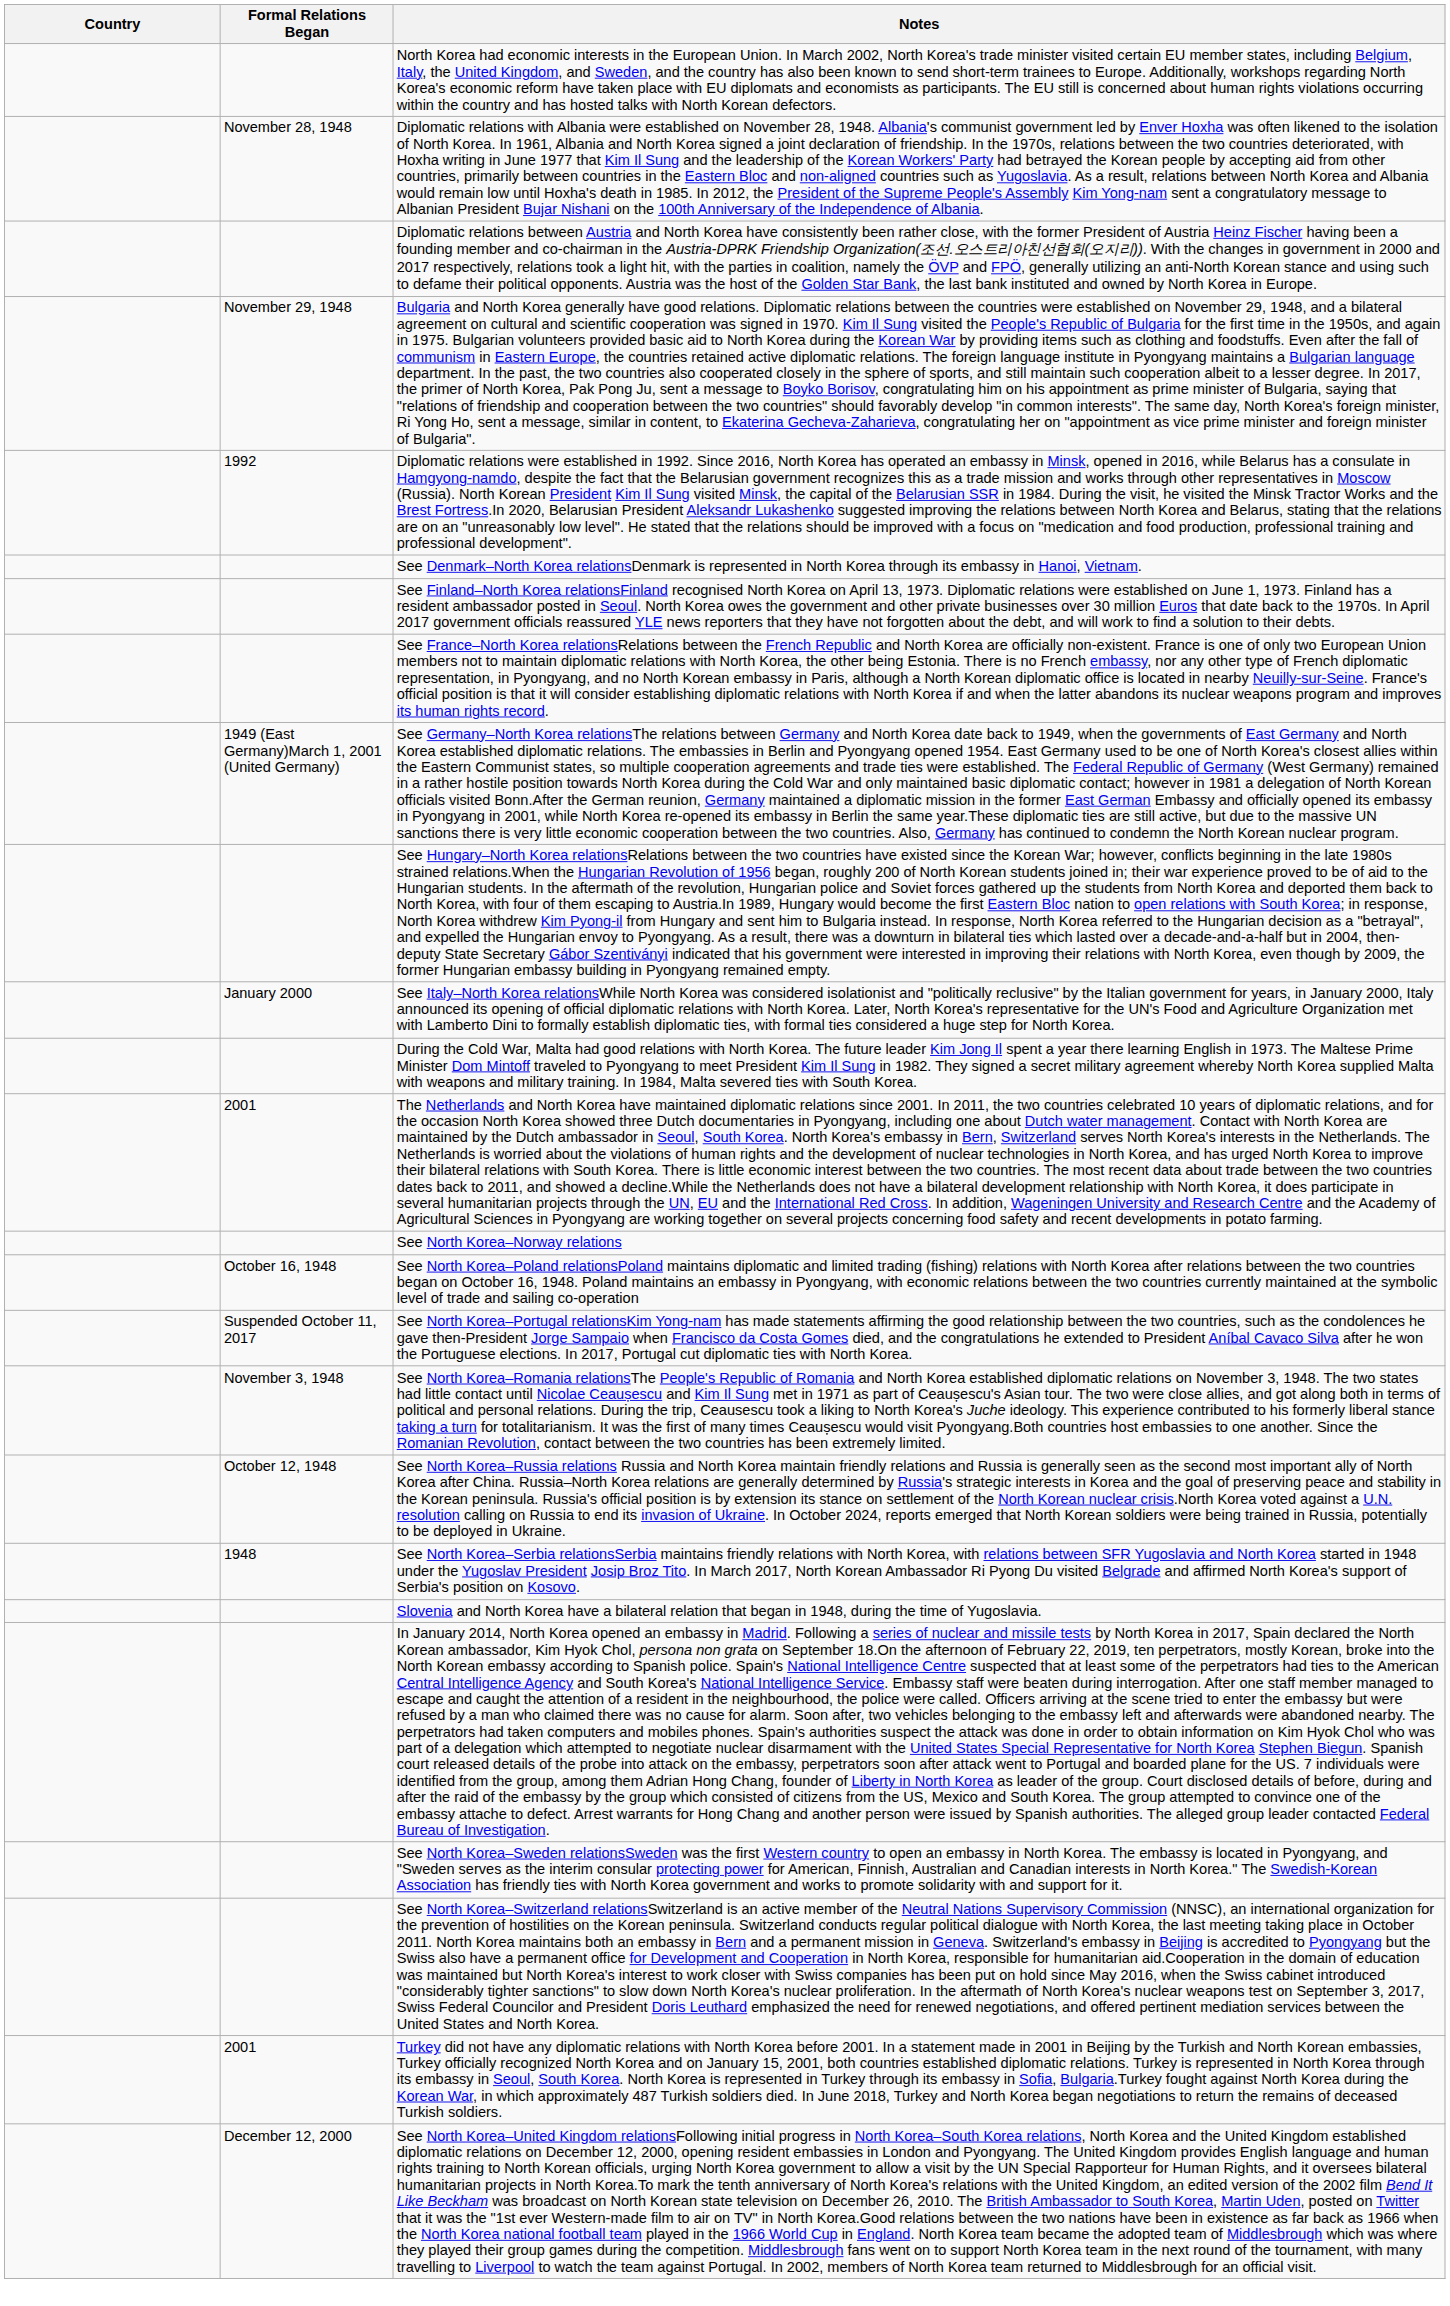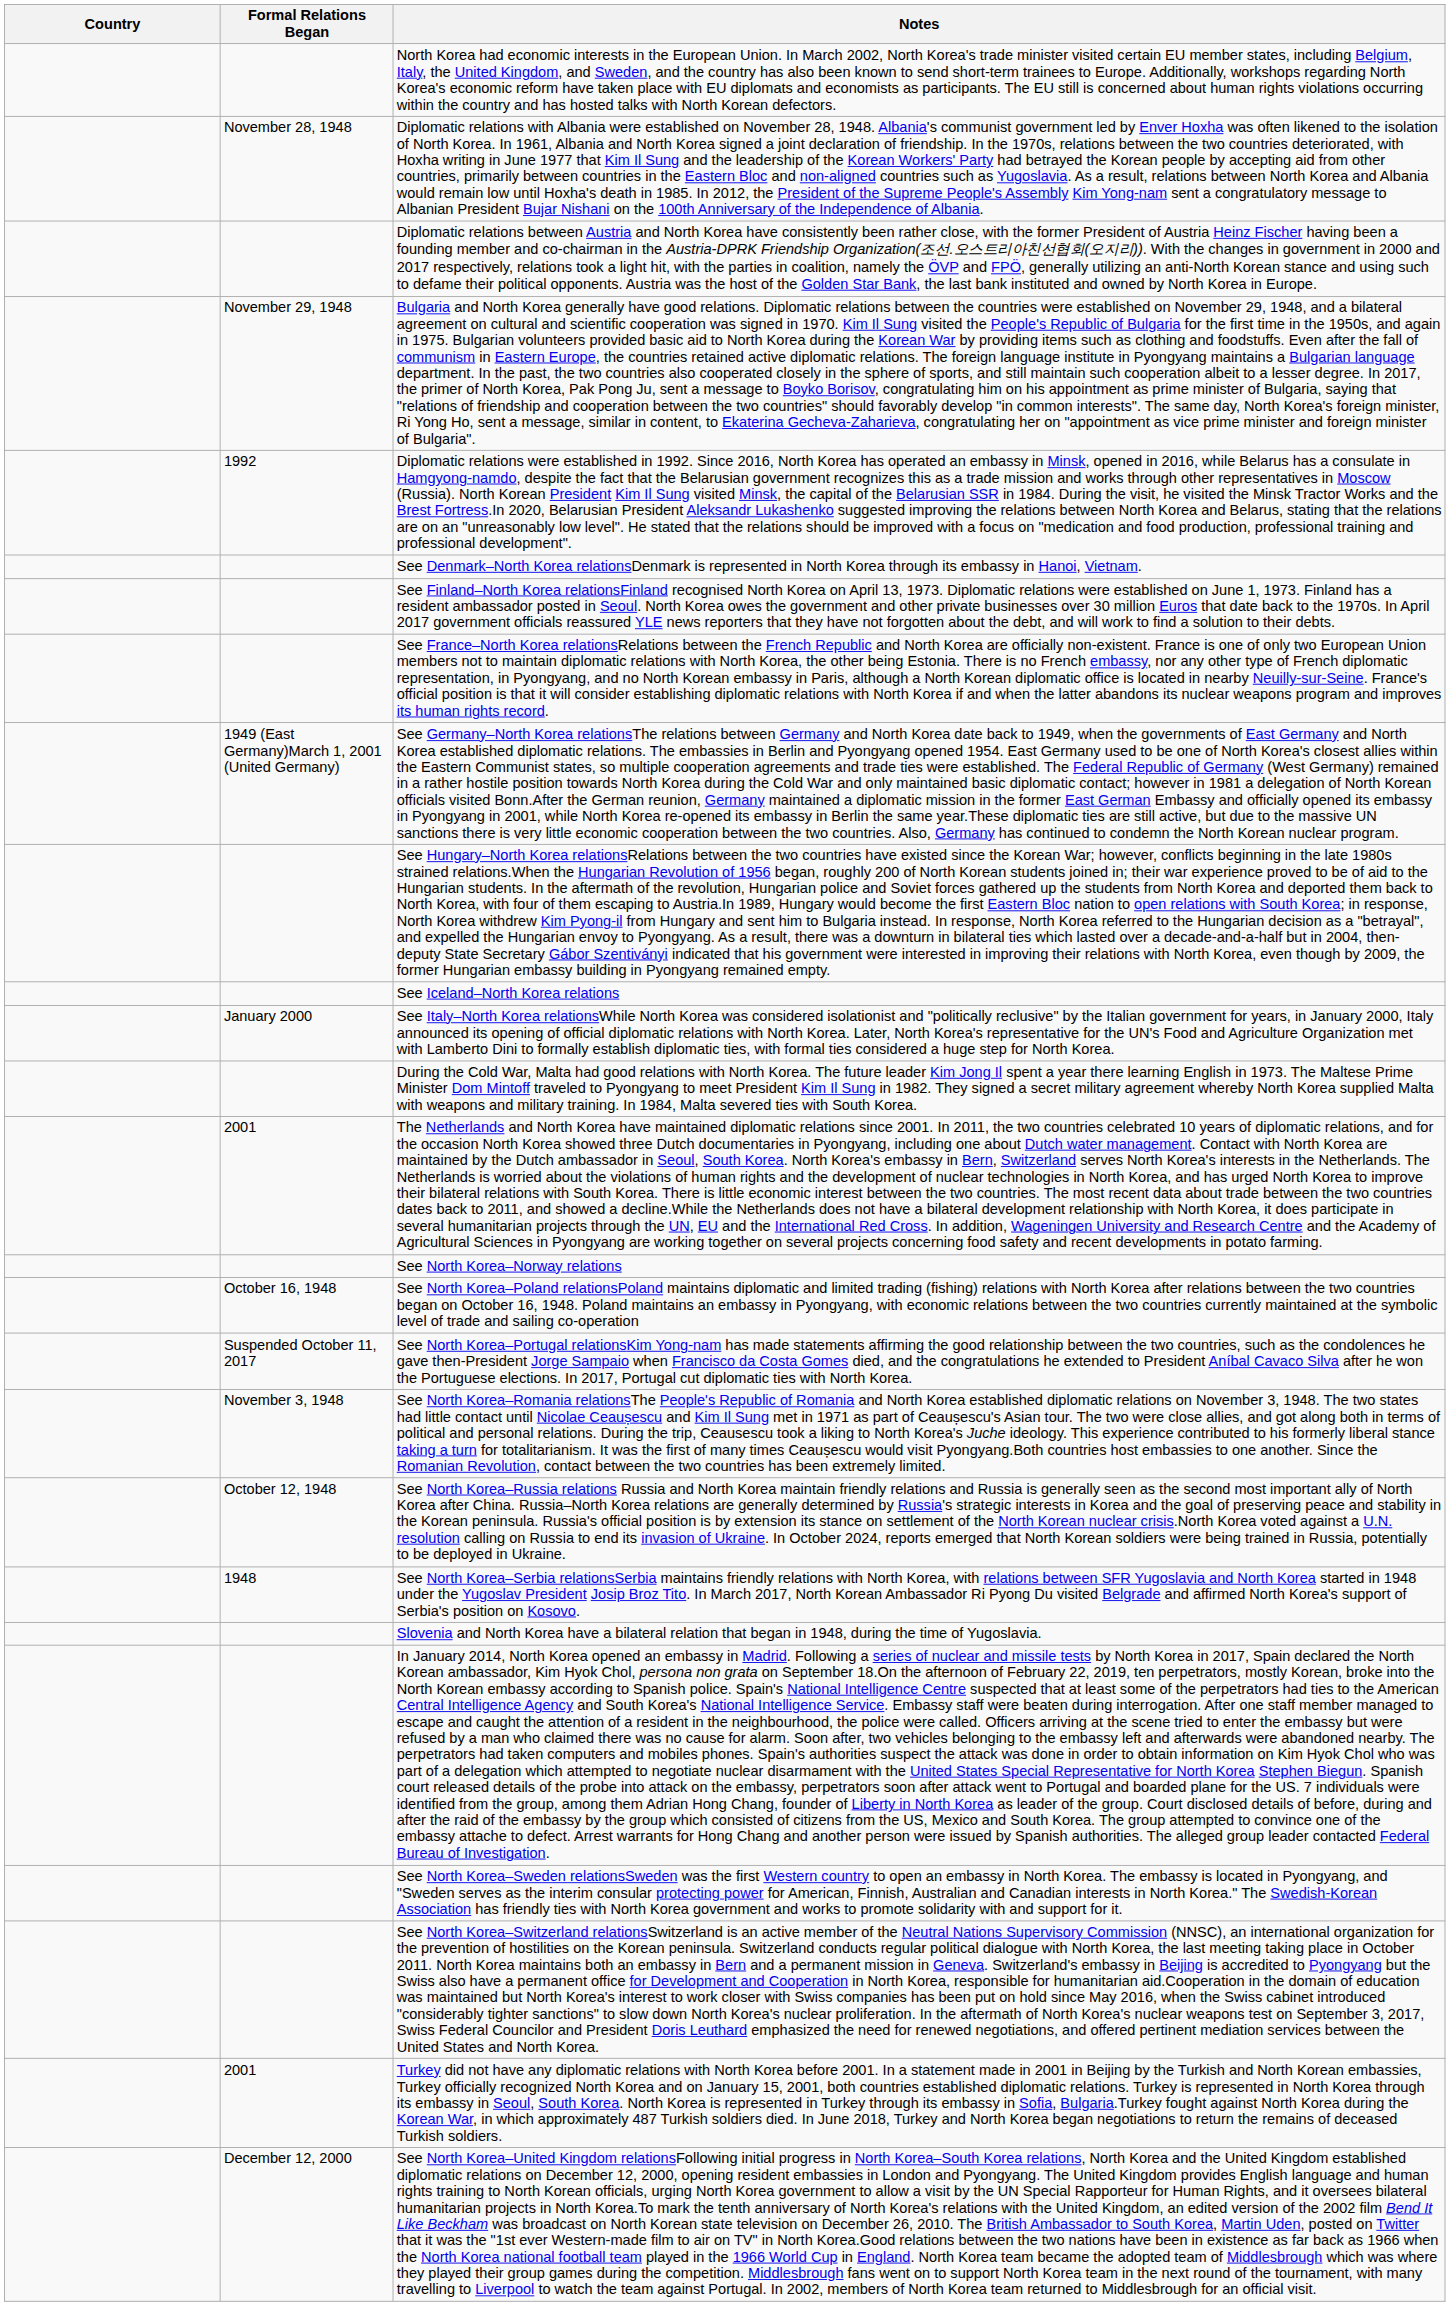+ row: (508, 993)
